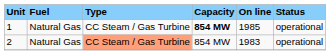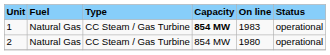(249, 27) 1985 -> (249, 27) 1983
(138, 42) lightsalmon background -> (138, 42) no background
(249, 42) 1983 -> (249, 42) 1980
